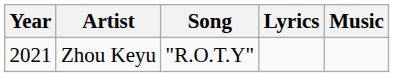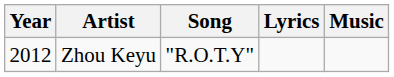(30, 54) 2021 -> (30, 54) 2012
